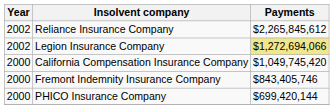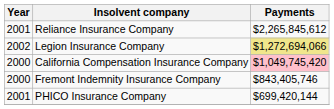(19, 29) 2002 -> (19, 29) 2001
(290, 63) no background -> (290, 63) pink background
(19, 96) 2000 -> (19, 96) 2001
